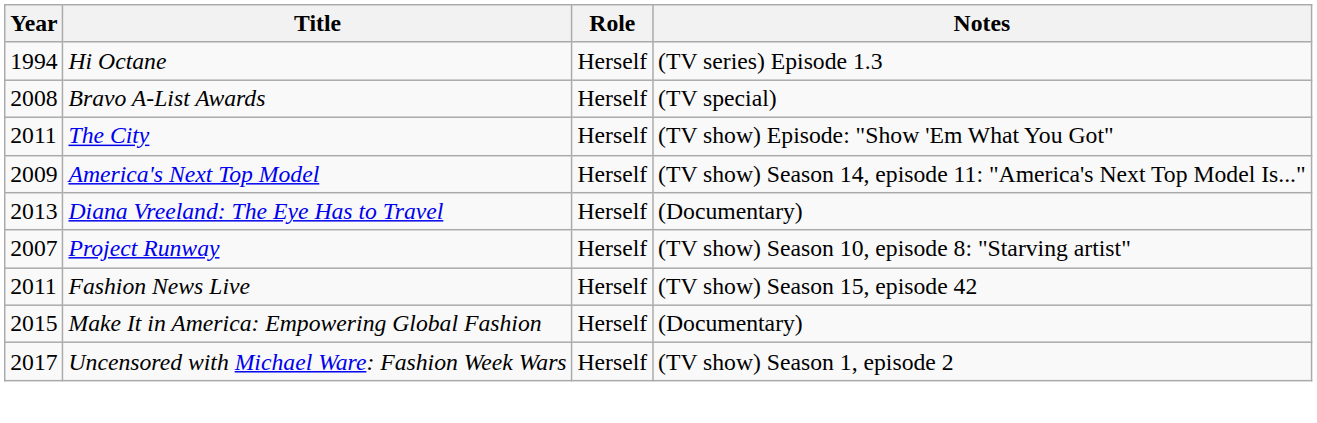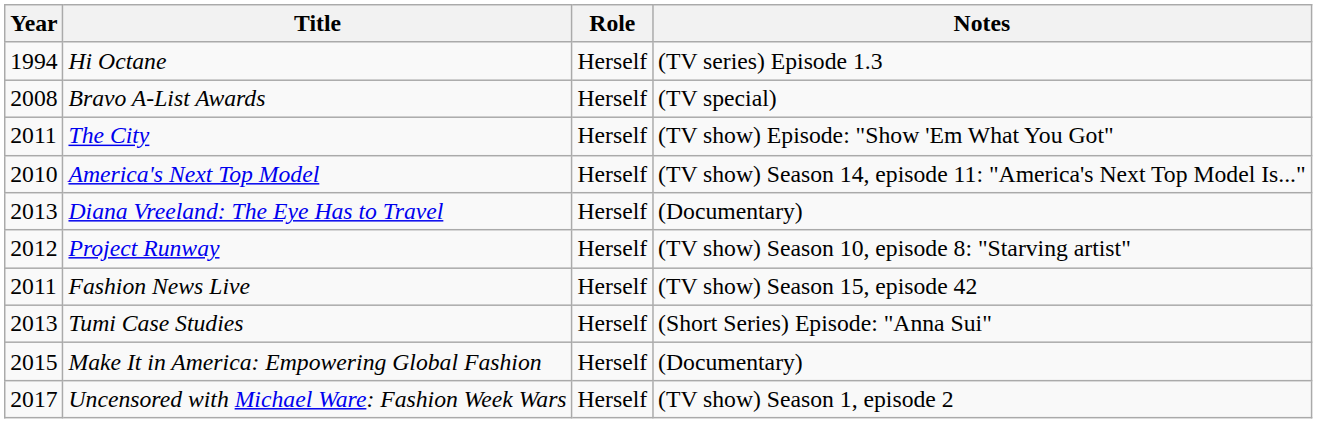(34, 173) 2009 -> (34, 173) 2010
(34, 248) 2007 -> (34, 248) 2012
+ row: (156, 323)
